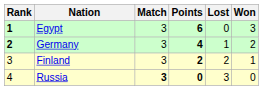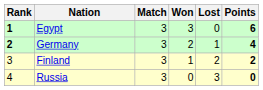columns swapped: (245, 12) <-> (187, 12)
(164, 77) bold -> (164, 77) normal
